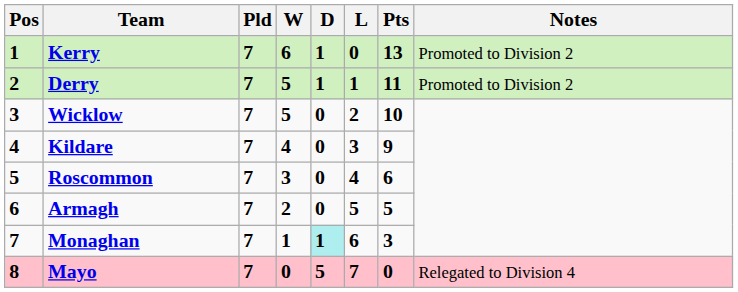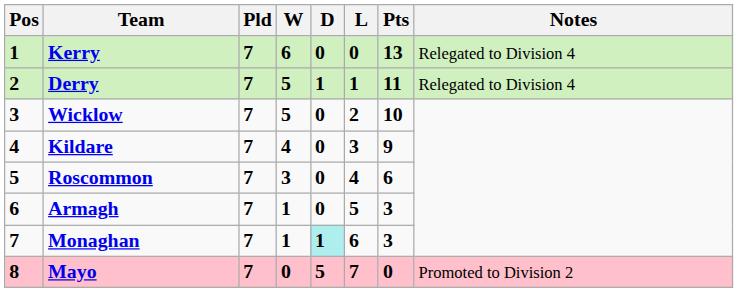(320, 51) 1 -> (320, 51) 0
(496, 52) Promoted to Division 2 -> (497, 52) Relegated to Division 4
(496, 84) Promoted to Division 2 -> (497, 84) Relegated to Division 4
(286, 209) 2 -> (286, 209) 1
(388, 209) 5 -> (388, 209) 3
(497, 273) Relegated to Division 4 -> (496, 273) Promoted to Division 2
